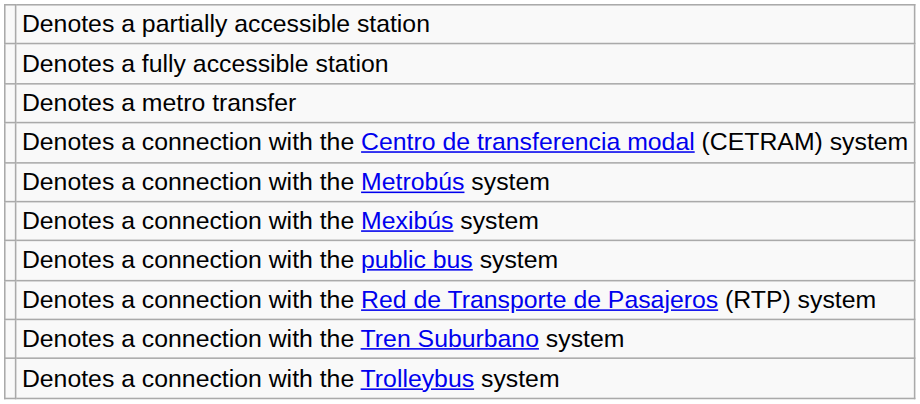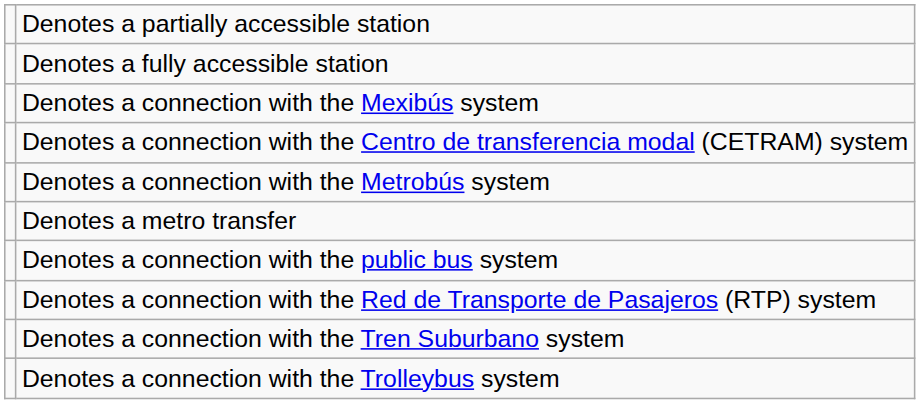rows swapped: (159, 102) <-> (280, 220)
